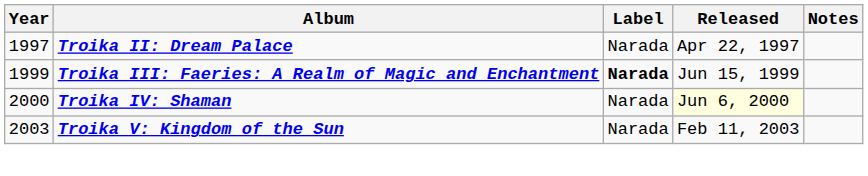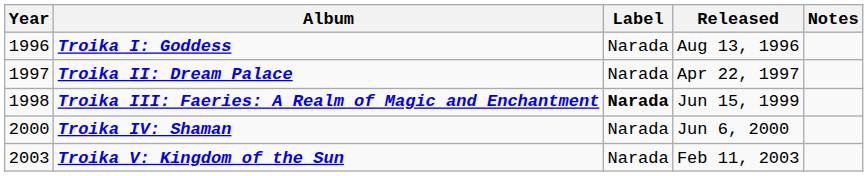+ row: (145, 46)
(29, 74) 1999 -> (29, 102) 1998
(733, 102) lightyellow background -> (733, 130) no background
